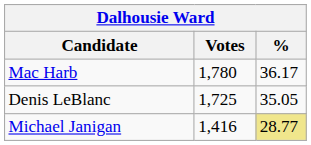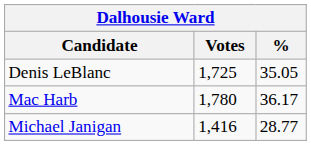rows swapped: (43, 72) <-> (60, 99)
(279, 126) khaki background -> (279, 126) no background
